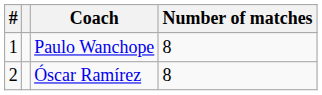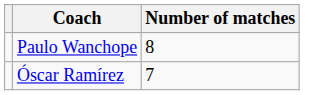- column: (13, 18)
(167, 75) 8 -> (150, 75) 7
